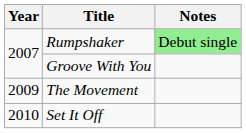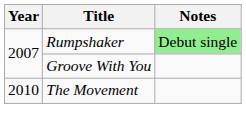(24, 90) 2009 -> (24, 90) 2010
- row: (74, 115)
